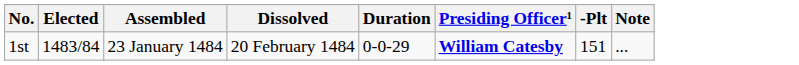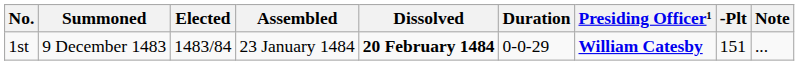+ column: (104, 18)
(293, 45) normal -> (429, 45) bold
